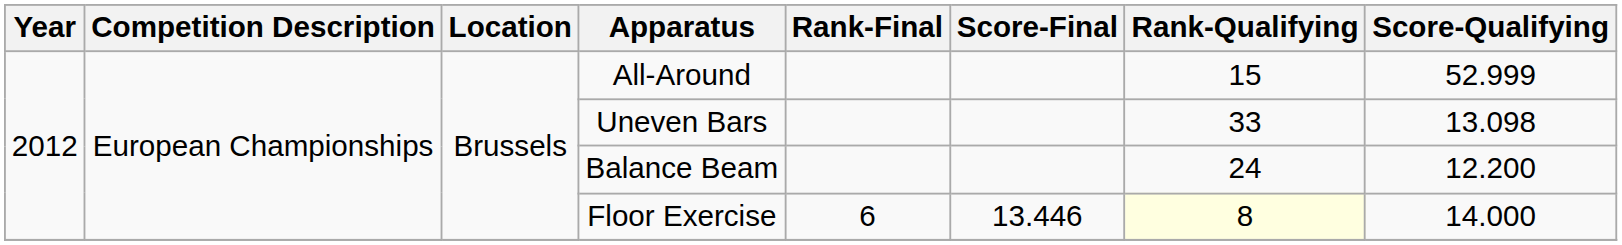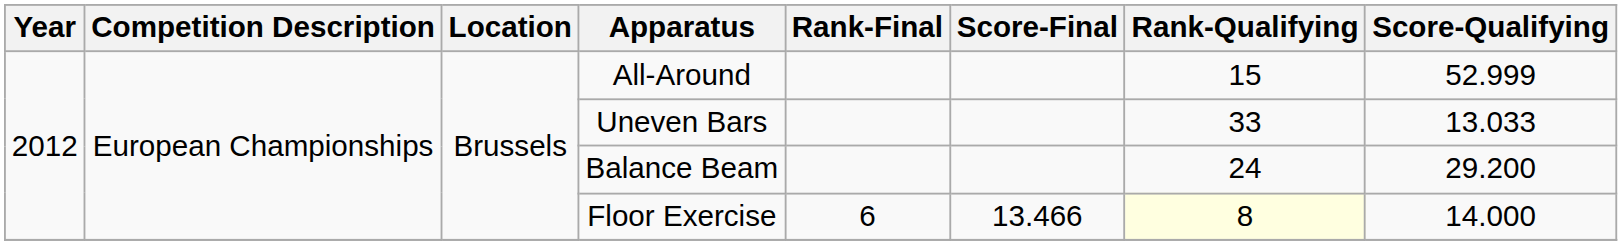(1491, 121) 13.098 -> (1491, 121) 13.033
(1491, 168) 12.200 -> (1491, 168) 29.200
(1037, 215) 13.446 -> (1037, 215) 13.466
